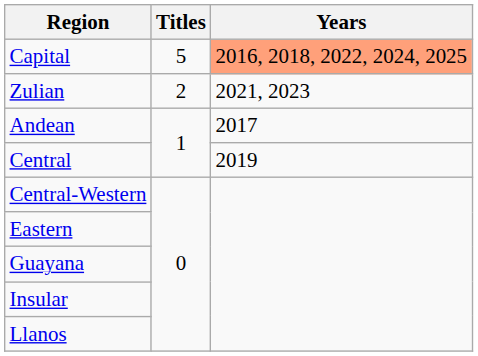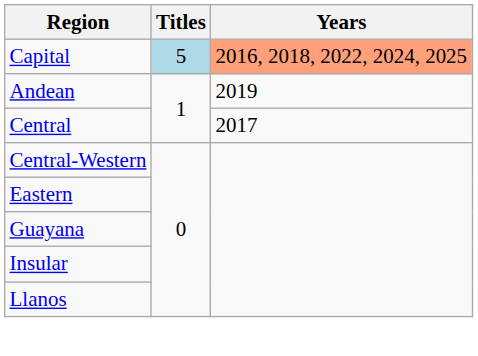(181, 56) no background -> (181, 56) lightblue background
- row: (37, 91)
(237, 125) 2017 -> (237, 91) 2019
(237, 160) 2019 -> (237, 125) 2017
